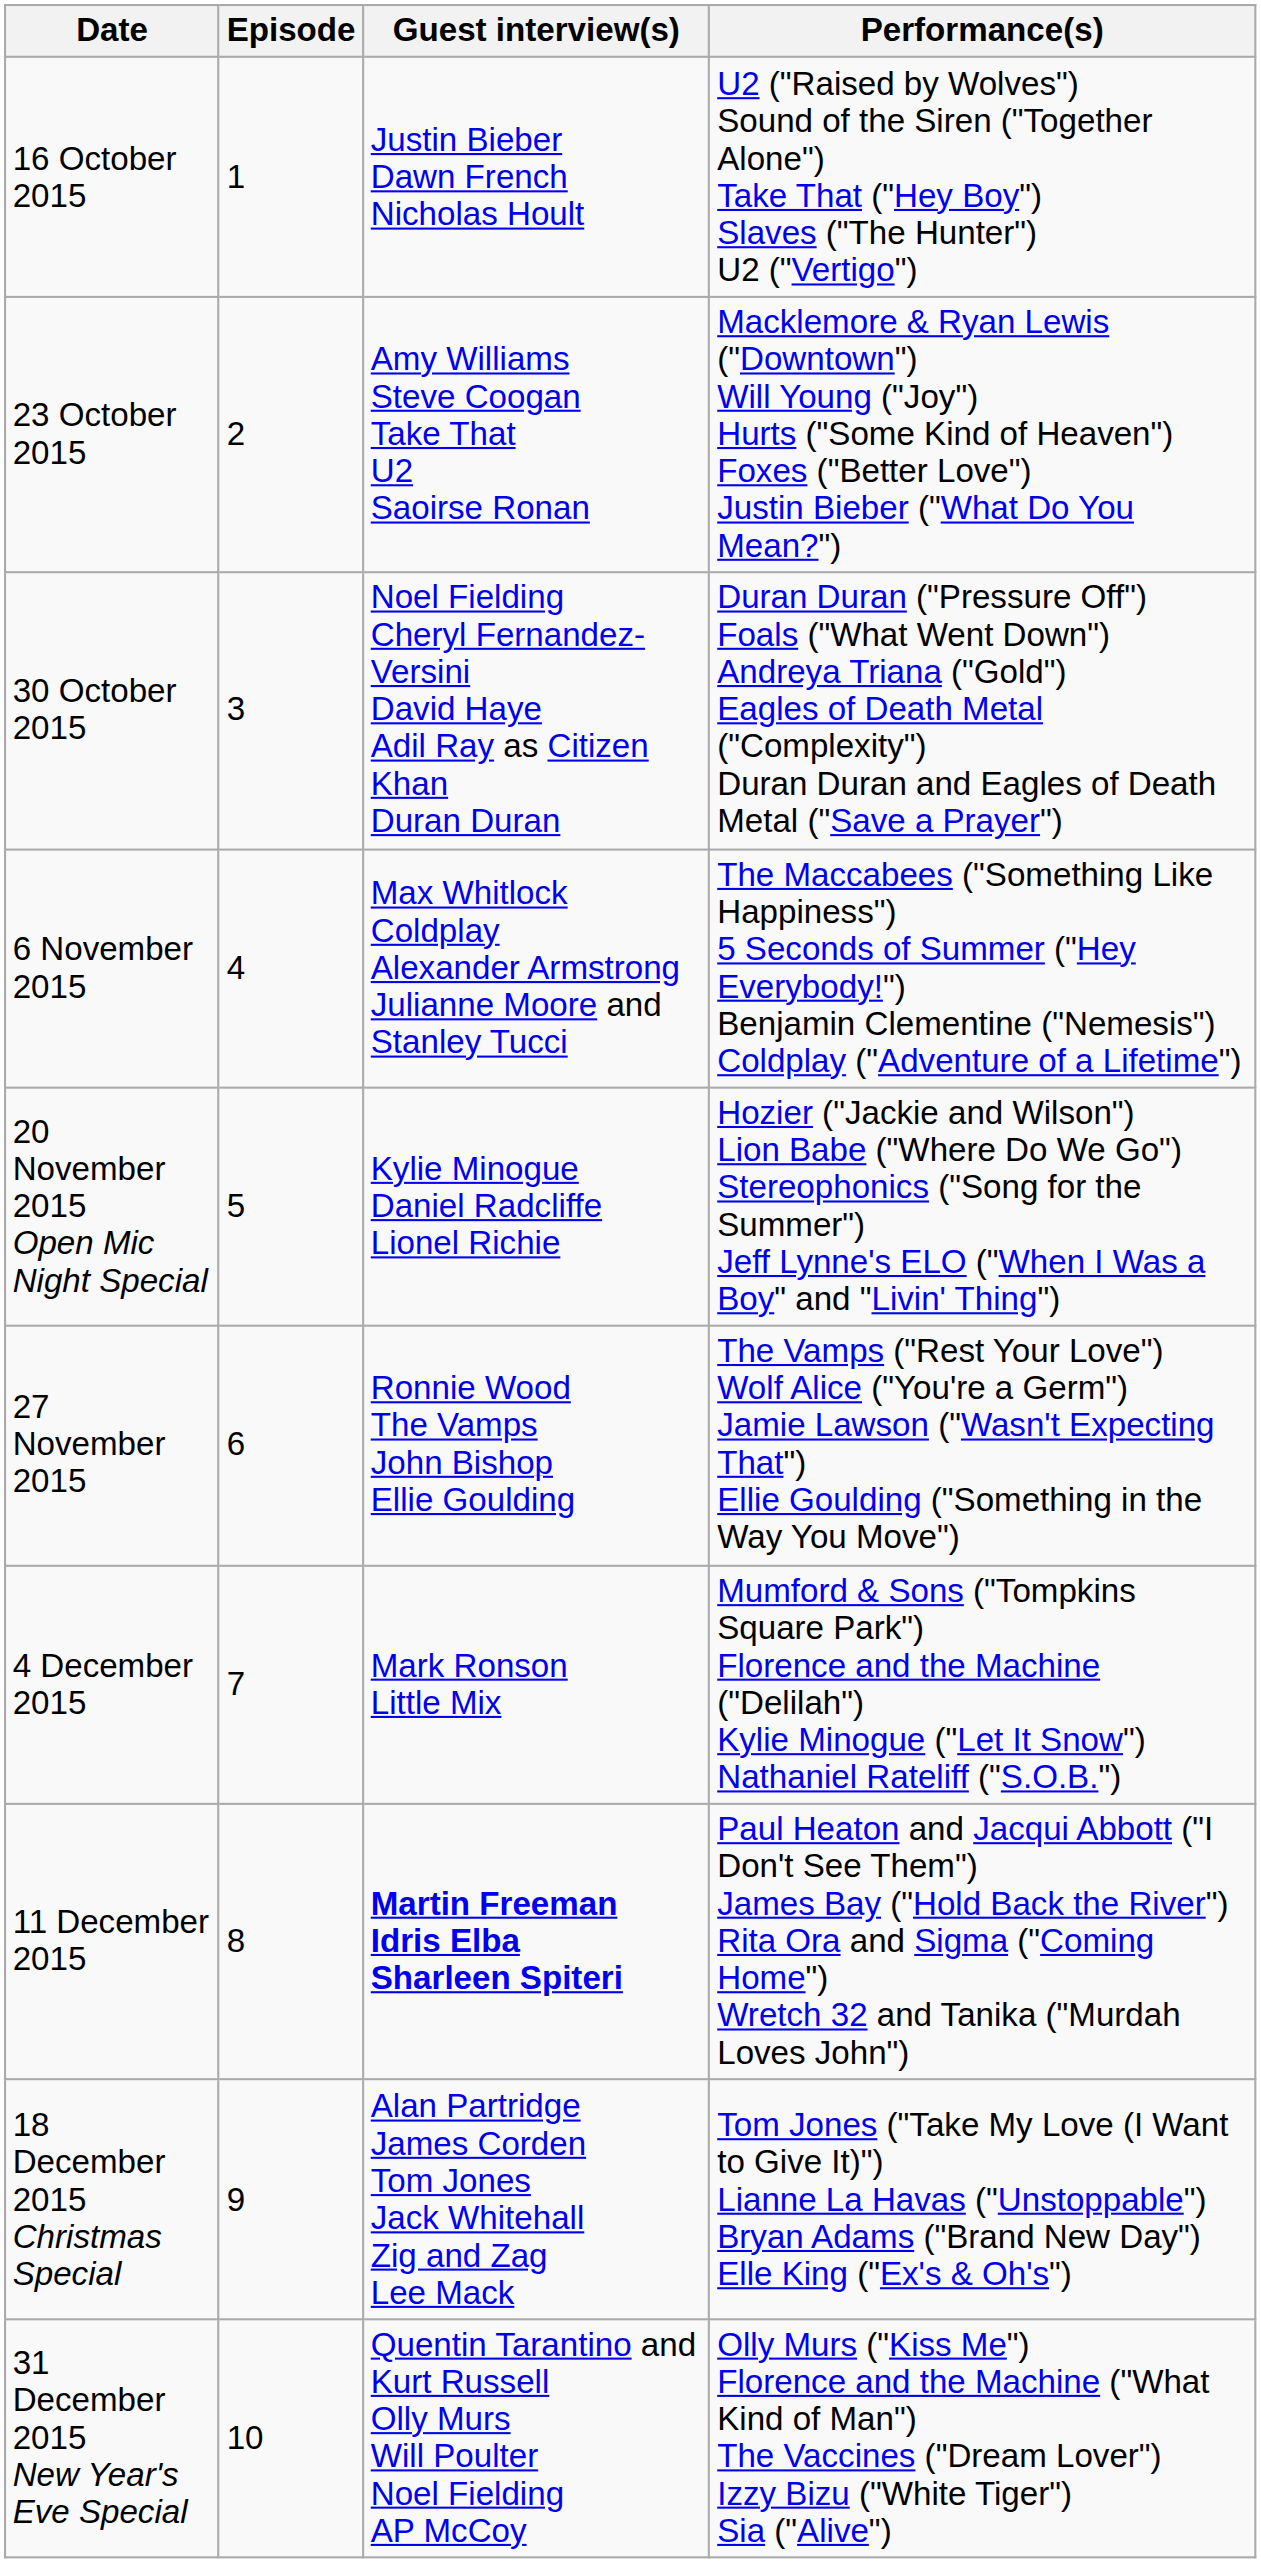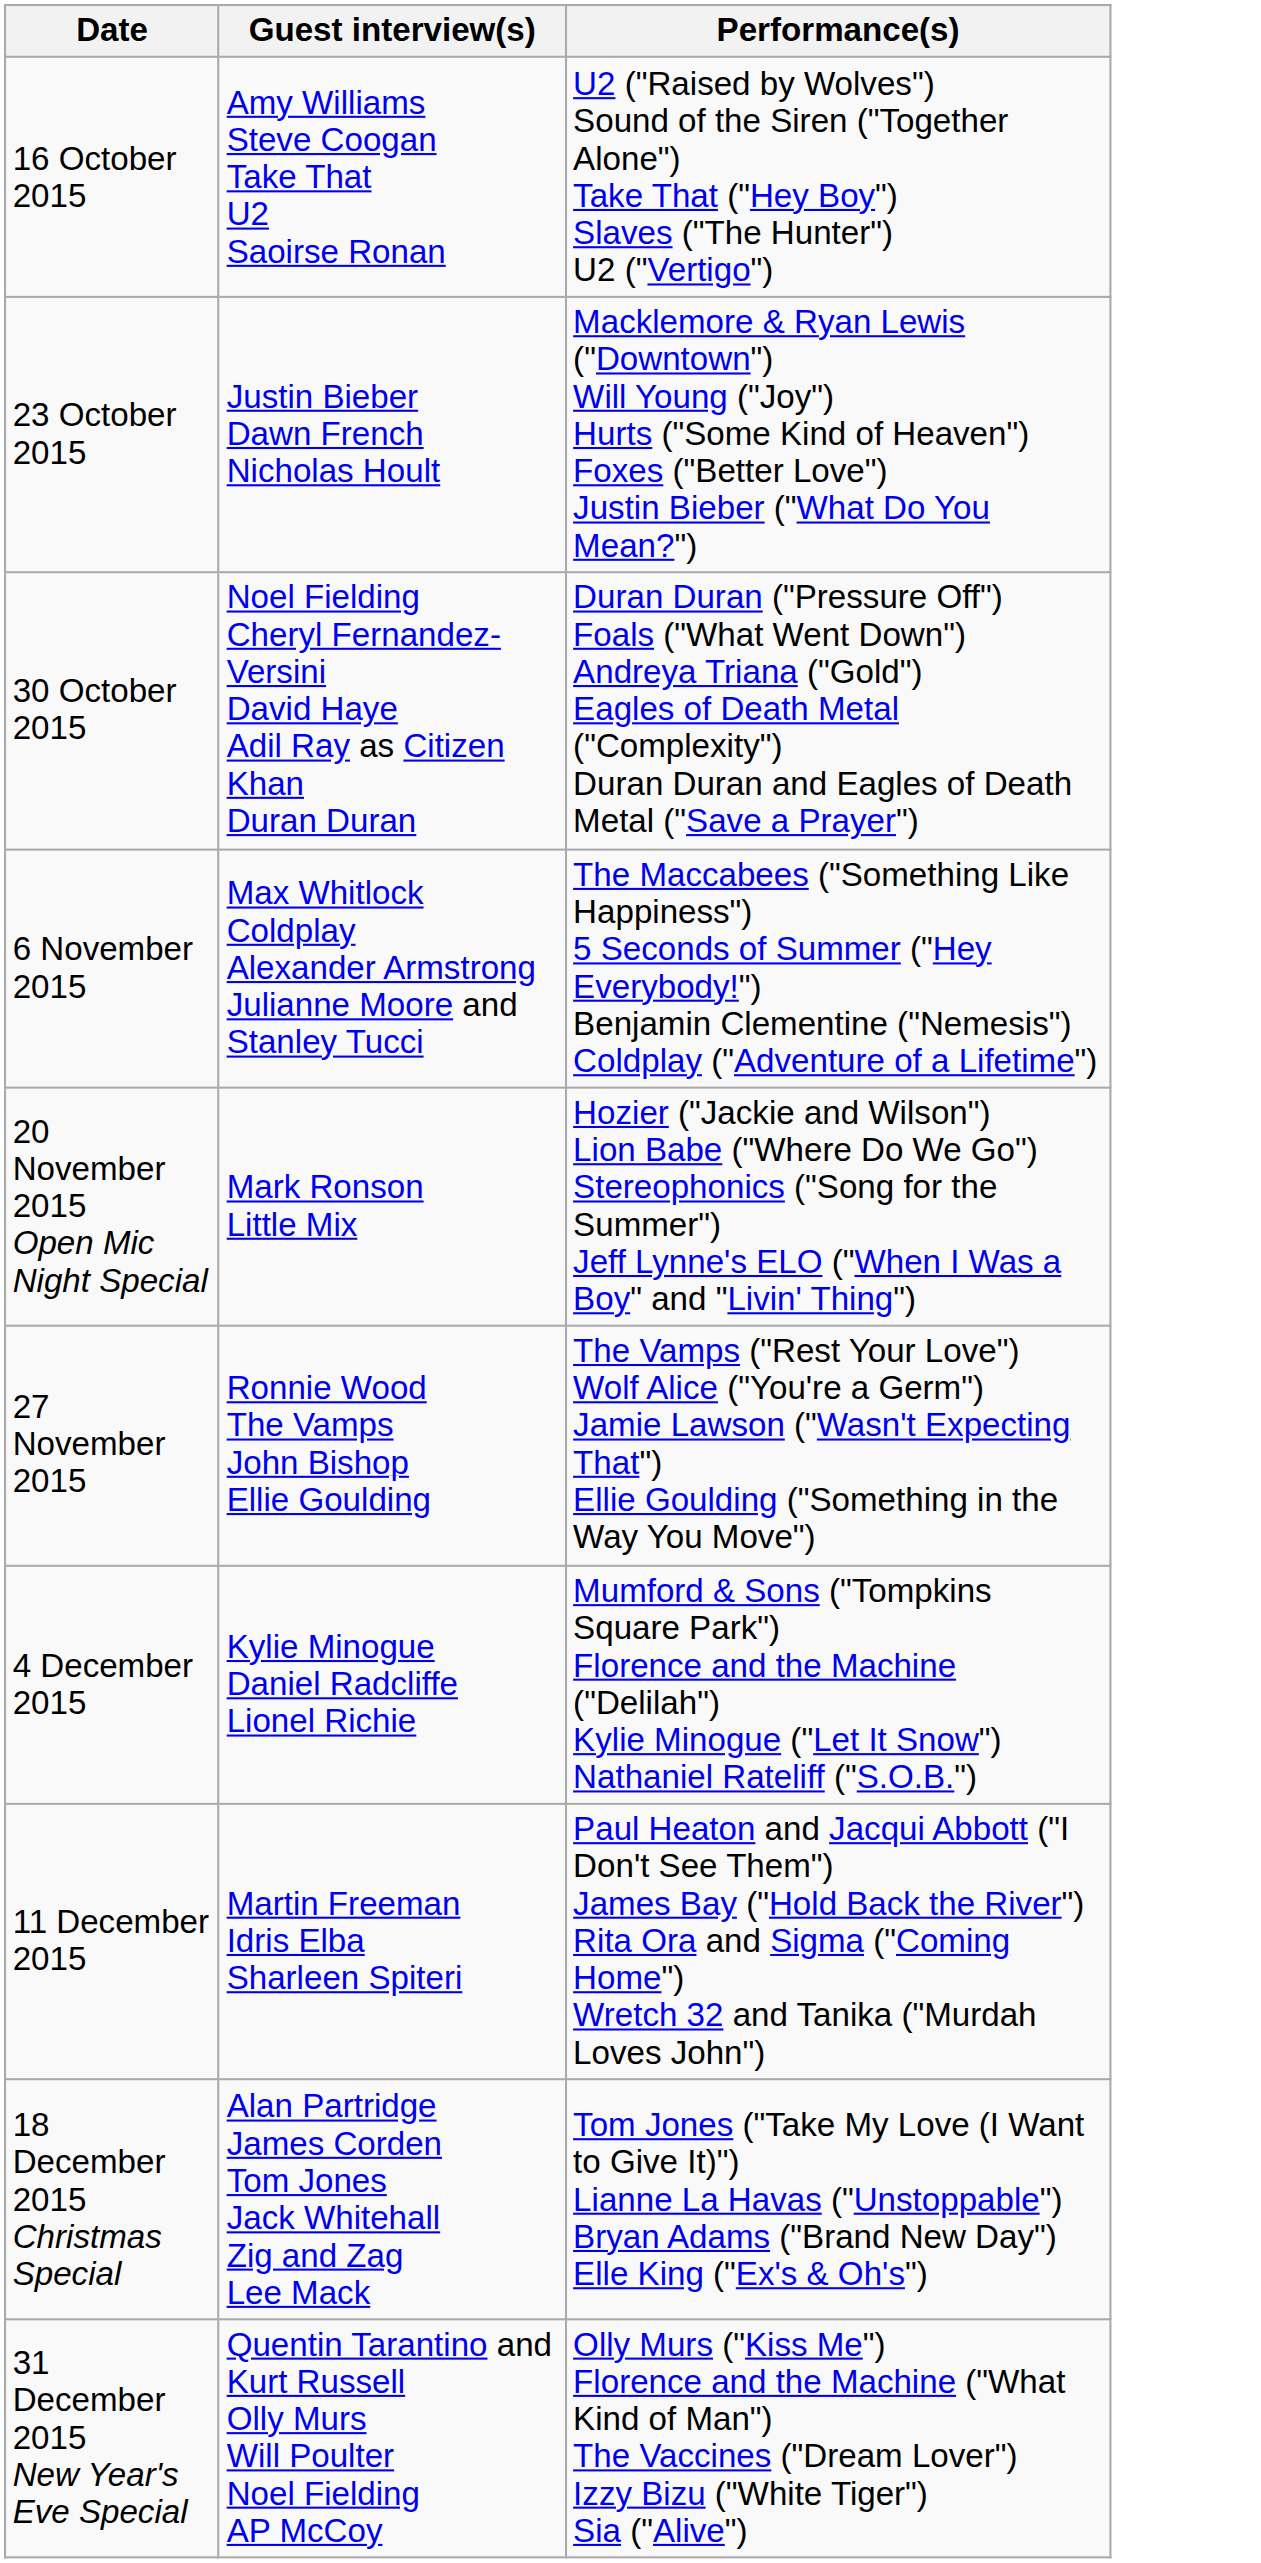- column: (291, 30)
(478, 176) Justin Bieber Dawn French Nicholas Hoult -> (336, 176) Amy Williams Steve Coogan Take That U2 Saoirse Ronan
(480, 433) Amy Williams Steve Coogan Take That U2 Saoirse Ronan -> (333, 433) Justin Bieber Dawn French Nicholas Hoult
(486, 1206) Kylie Minogue Daniel Radcliffe Lionel Richie -> (325, 1206) Mark Ronson Little Mix
(469, 1683) Mark Ronson Little Mix -> (342, 1683) Kylie Minogue Daniel Radcliffe Lionel Richie
(497, 1941) bold -> (344, 1941) normal
